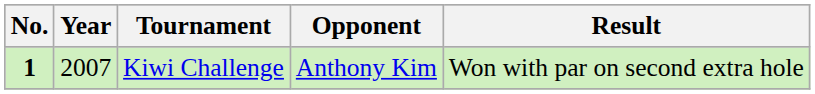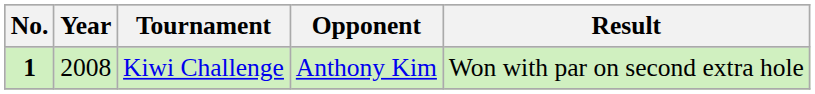(86, 67) 2007 -> (86, 67) 2008
